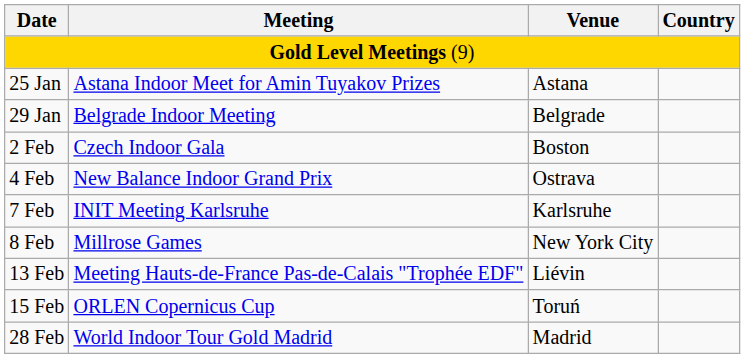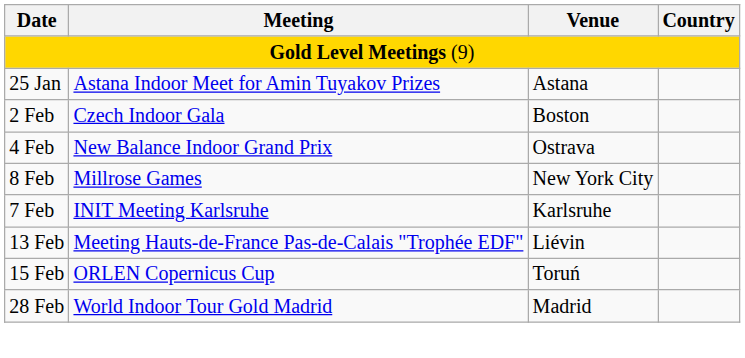- row: (35, 115)
rows swapped: (32, 210) <-> (32, 242)
